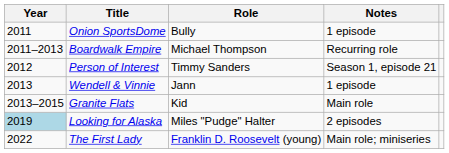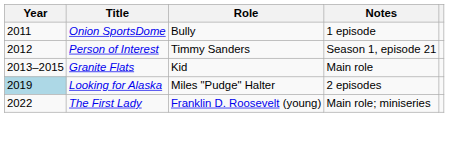- row: (115, 49)
- row: (112, 85)
